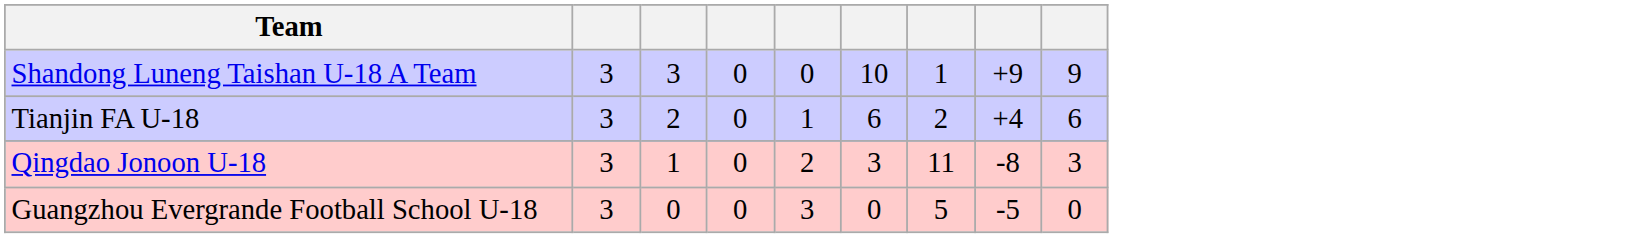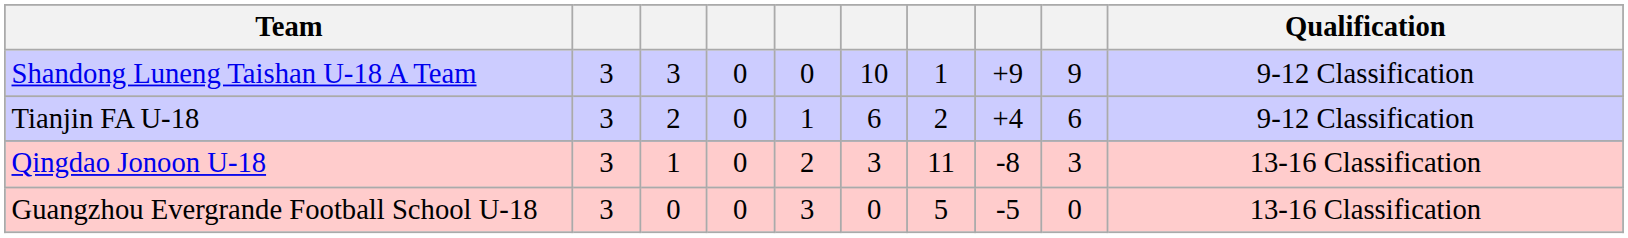+ column: (1365, 27)
